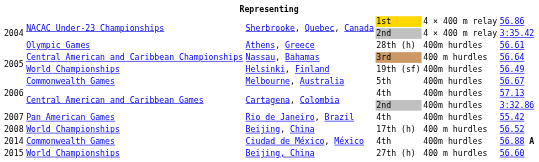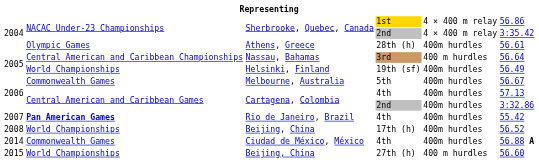(71, 117) normal -> (71, 117) bold
(455, 129) 400 m hurdles -> (453, 129) 400m hurdles
